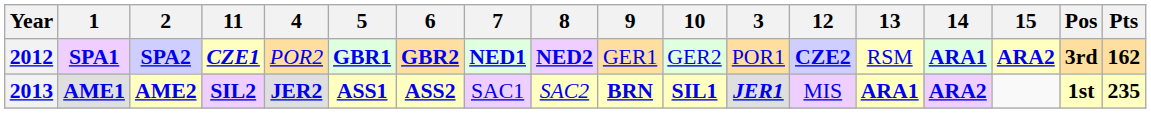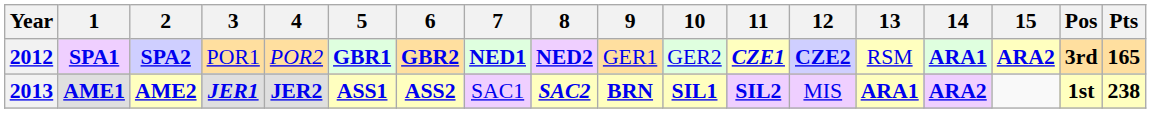columns swapped: (758, 21) <-> (233, 21)
(1124, 56) 162 -> (1124, 56) 165
(564, 90) normal -> (564, 90) bold
(1124, 90) 235 -> (1124, 90) 238
